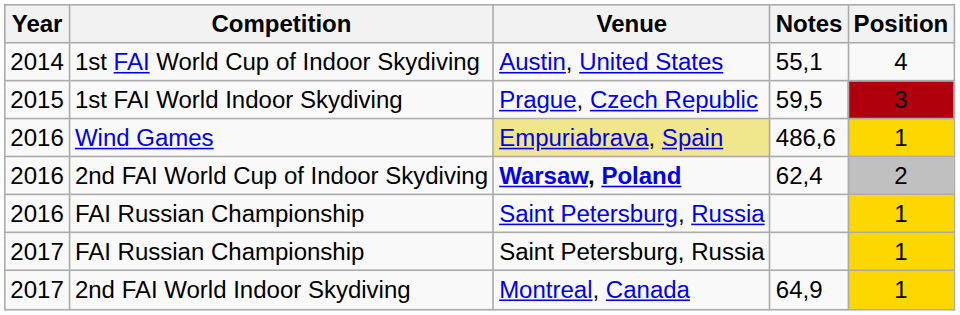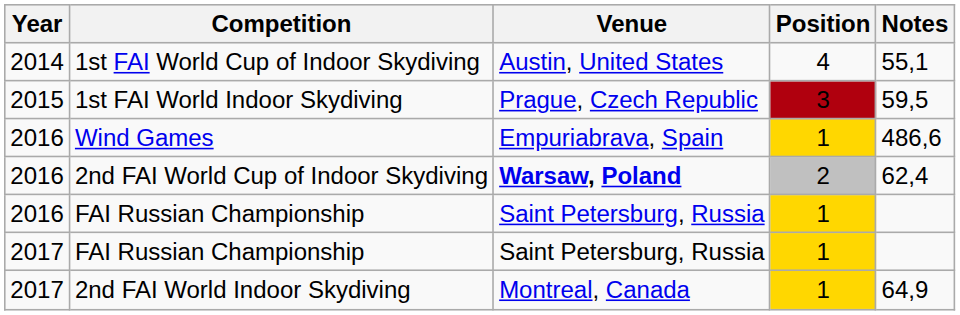columns swapped: (901, 24) <-> (809, 24)
(611, 138) khaki background -> (611, 138) no background
